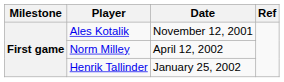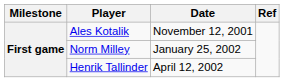(188, 49) April 12, 2002 -> (197, 49) January 25, 2002
(197, 67) January 25, 2002 -> (188, 67) April 12, 2002
